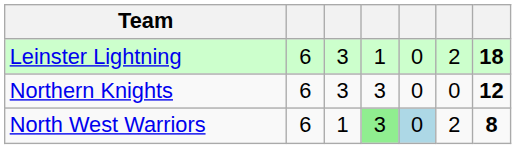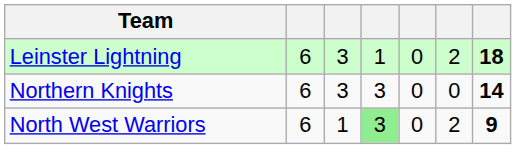(491, 90) 12 -> (491, 90) 14
(417, 125) lightblue background -> (417, 125) no background
(491, 125) 8 -> (491, 125) 9
